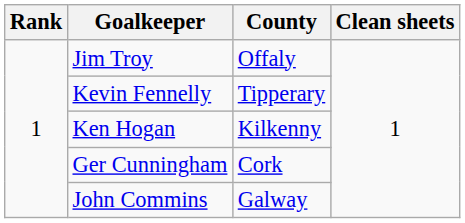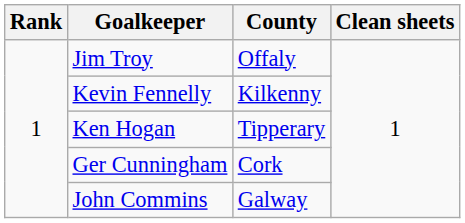(281, 93) Tipperary -> (279, 93) Kilkenny
(279, 128) Kilkenny -> (281, 128) Tipperary
